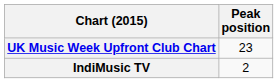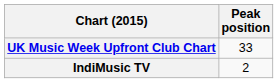(246, 48) 23 -> (246, 48) 33
